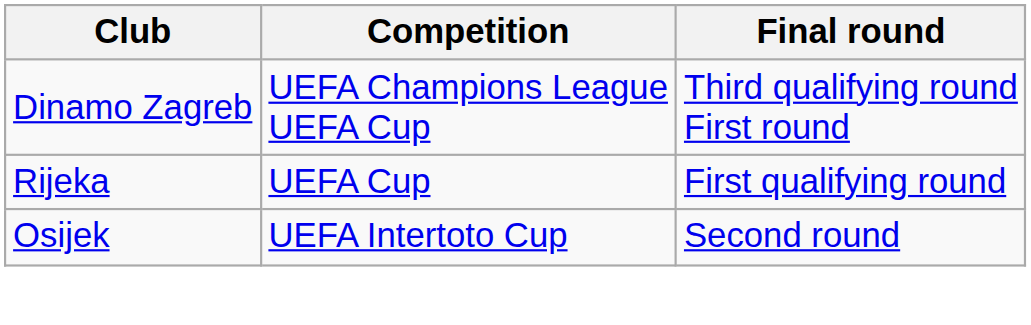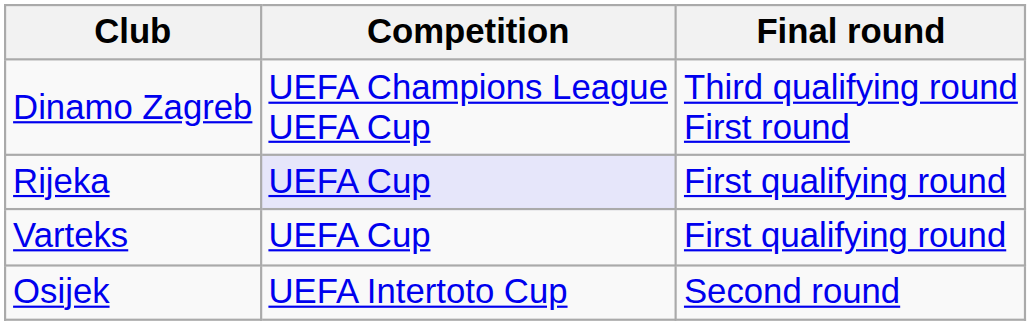(349, 181) no background -> (349, 181) lavender background
+ row: (71, 236)
